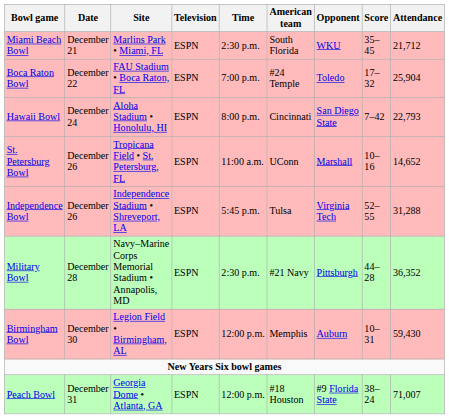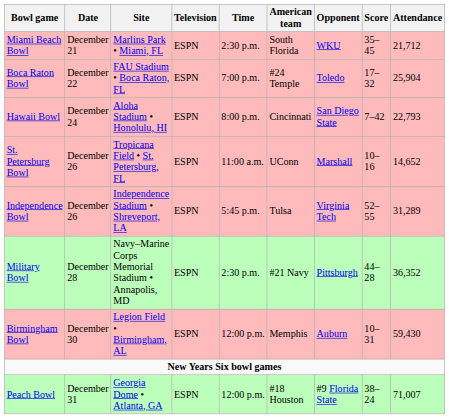(407, 211) 31,288 -> (407, 211) 31,289
